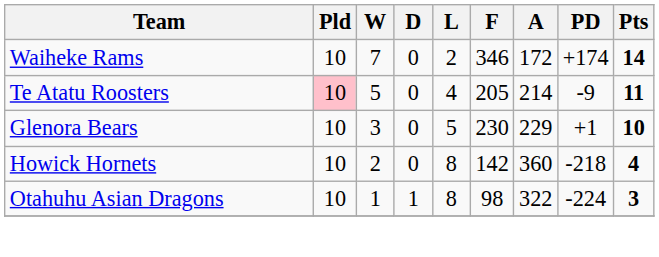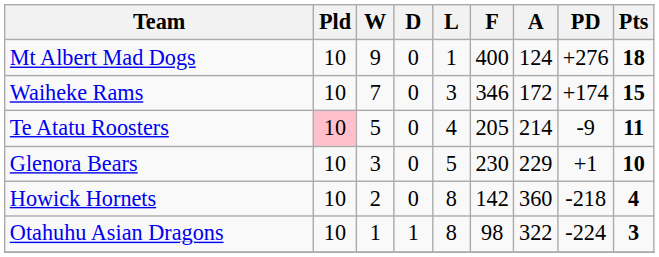+ row: (103, 57)
(451, 57) 2 -> (451, 92) 3
(634, 57) 14 -> (634, 92) 15
